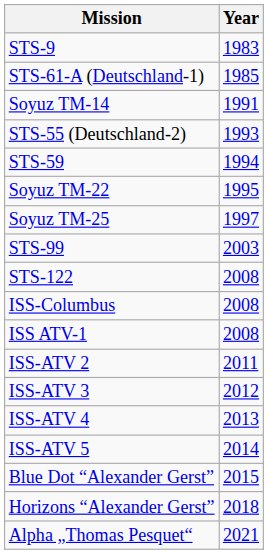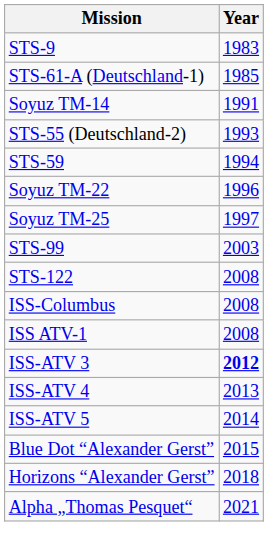(241, 190) 1995 -> (241, 190) 1996
- row: (49, 362)
(241, 391) normal -> (241, 362) bold
